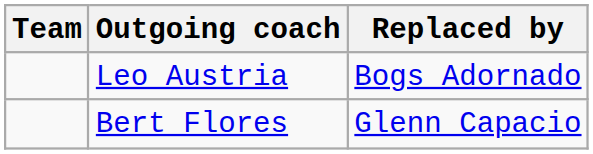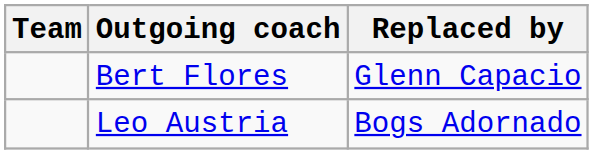rows swapped: (192, 76) <-> (192, 124)
